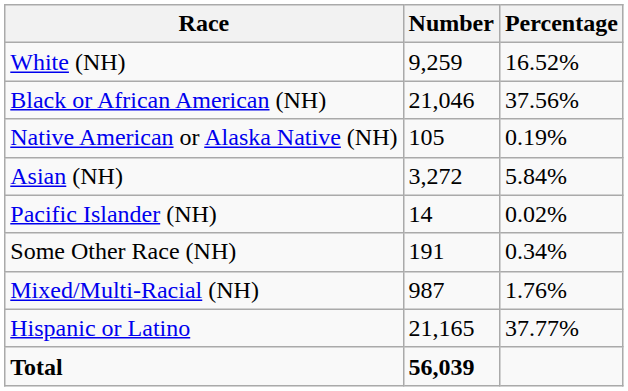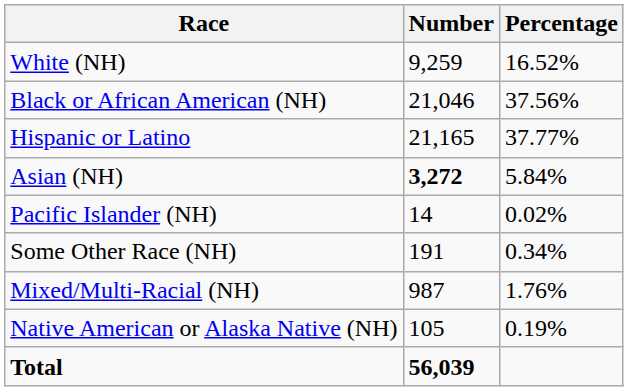rows swapped: (204, 137) <-> (100, 328)
(436, 175) normal -> (436, 175) bold
